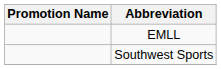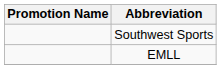rows swapped: (164, 54) <-> (164, 34)
